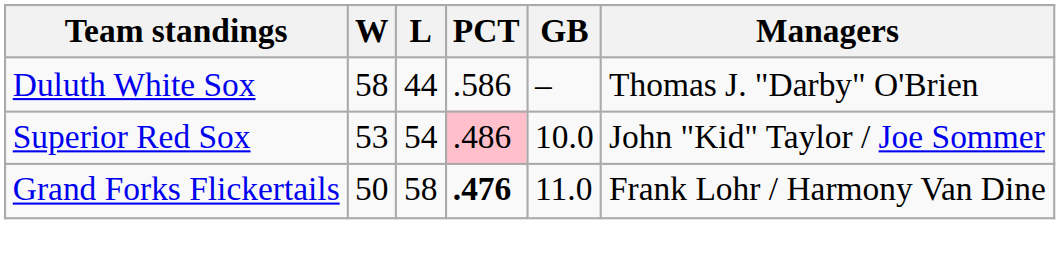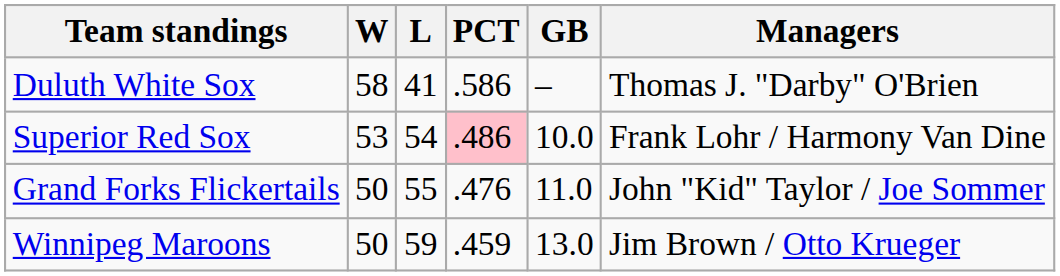(421, 84) 44 -> (421, 84) 41
(827, 137) John "Kid" Taylor / Joe Sommer -> (827, 137) Frank Lohr / Harmony Van Dine
(421, 190) 58 -> (421, 190) 55
(482, 190) bold -> (482, 190) normal
(827, 190) Frank Lohr / Harmony Van Dine -> (827, 190) John "Kid" Taylor / Joe Sommer
+ row: (142, 243)
